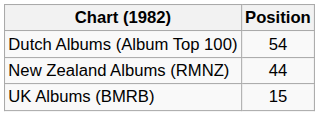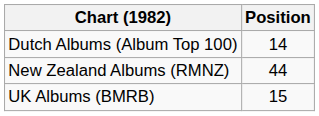(278, 44) 54 -> (278, 44) 14
